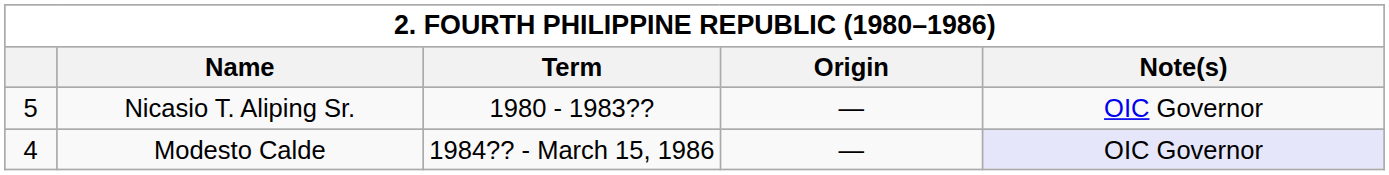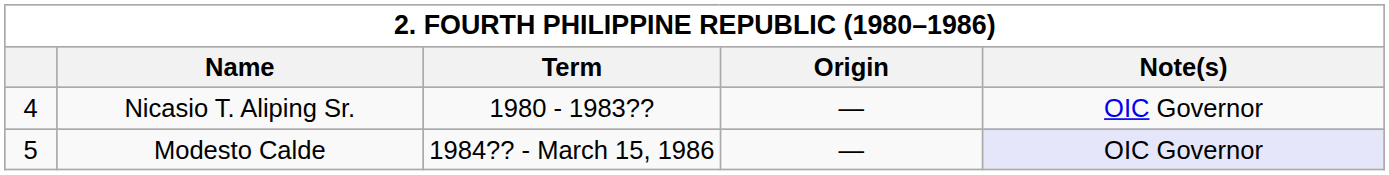(30, 108) 5 -> (30, 108) 4
(30, 149) 4 -> (30, 149) 5
